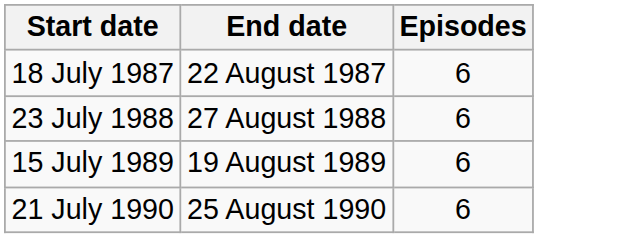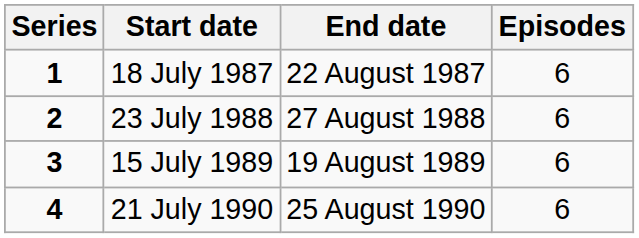+ column: (54, 27)
